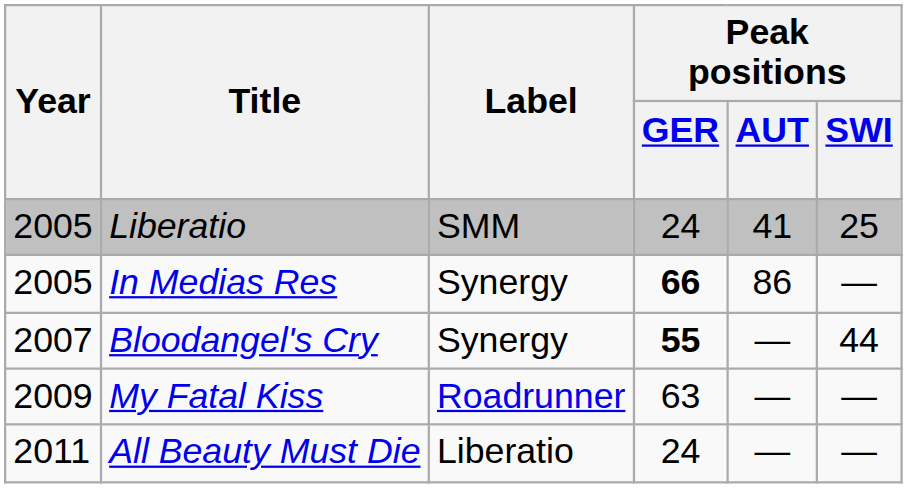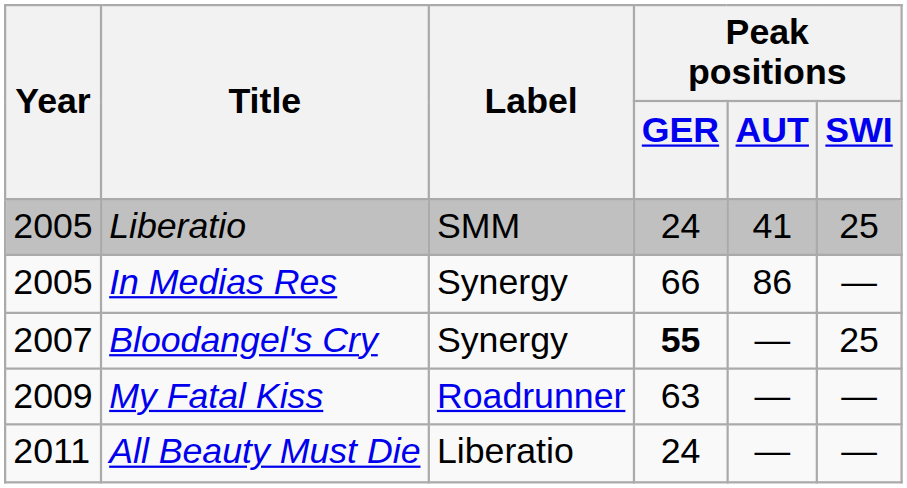(680, 282) bold -> (680, 282) normal
(859, 339) 44 -> (859, 339) 25
